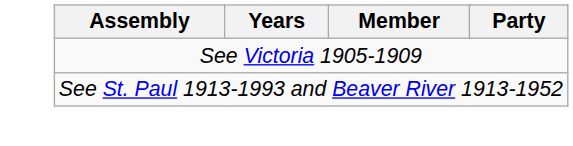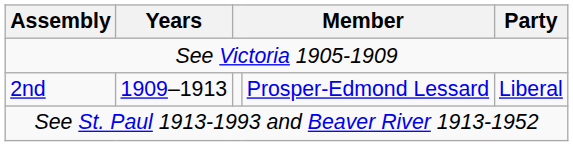+ row: (28, 89)
